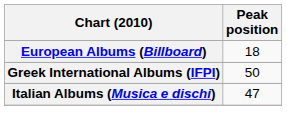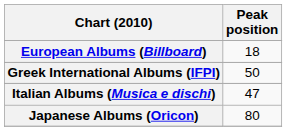+ row: (114, 115)
